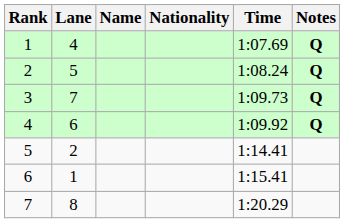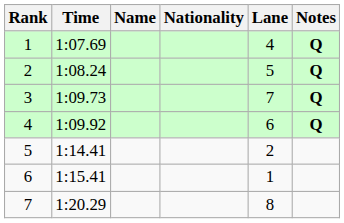columns swapped: (74, 17) <-> (263, 17)
